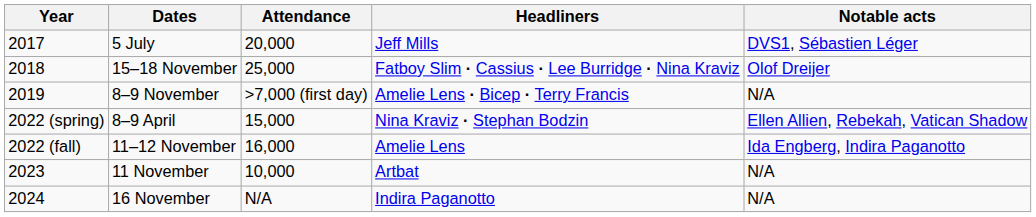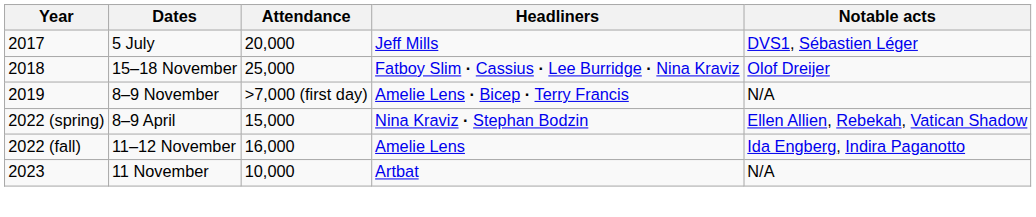- row: (161, 198)
